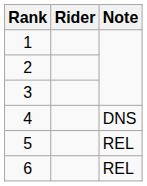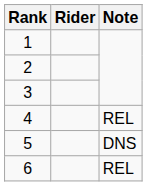(120, 118) DNS -> (118, 118) REL
(118, 144) REL -> (120, 144) DNS
